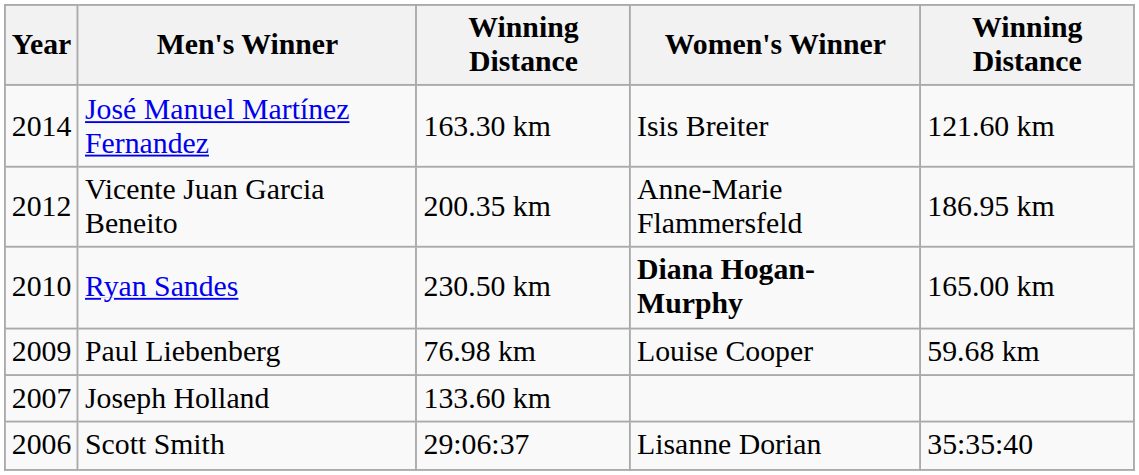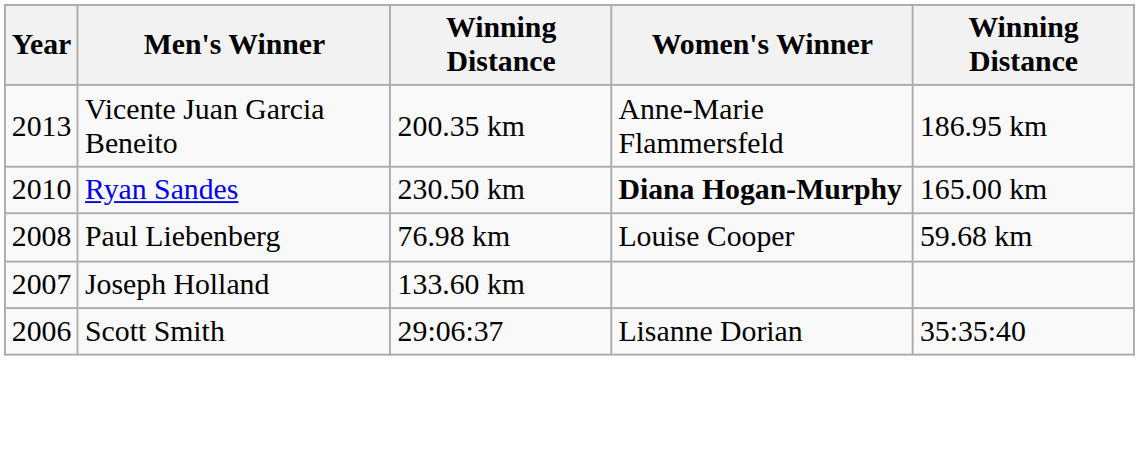- row: (217, 125)
(42, 206) 2012 -> (42, 125) 2013
(42, 350) 2009 -> (42, 236) 2008
